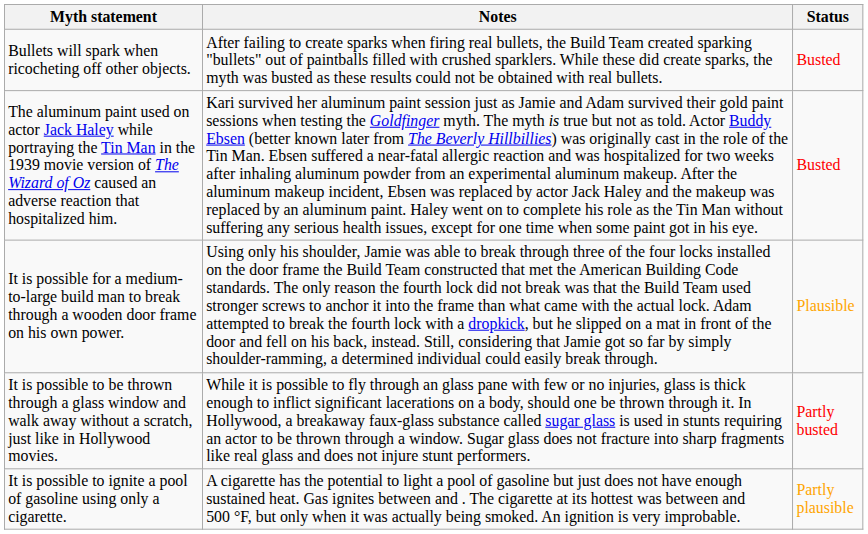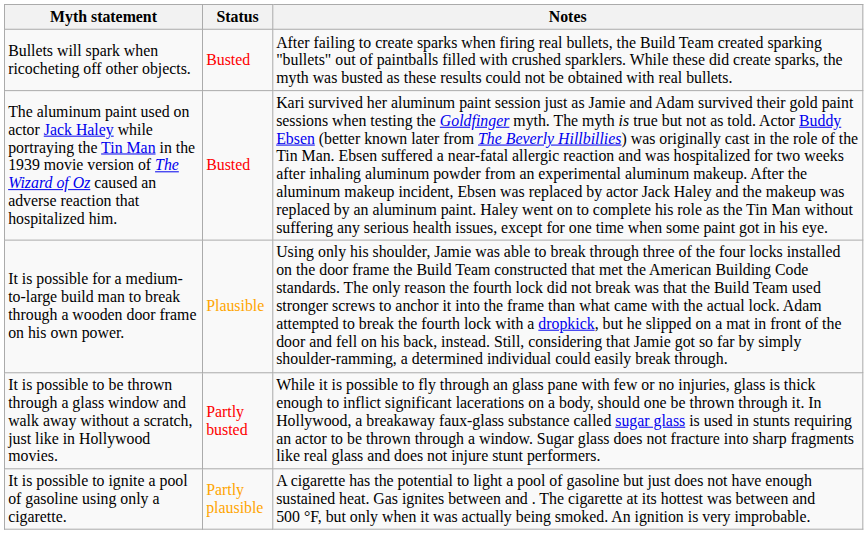columns swapped: (828, 17) <-> (498, 17)
